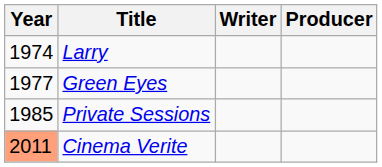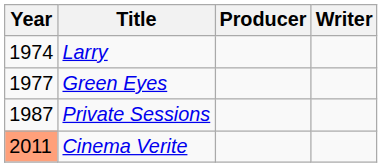columns swapped: (248, 20) <-> (329, 20)
(31, 114) 1985 -> (31, 114) 1987
